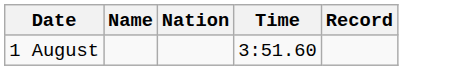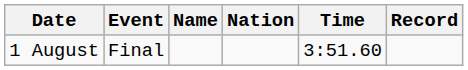+ column: (136, 20)
